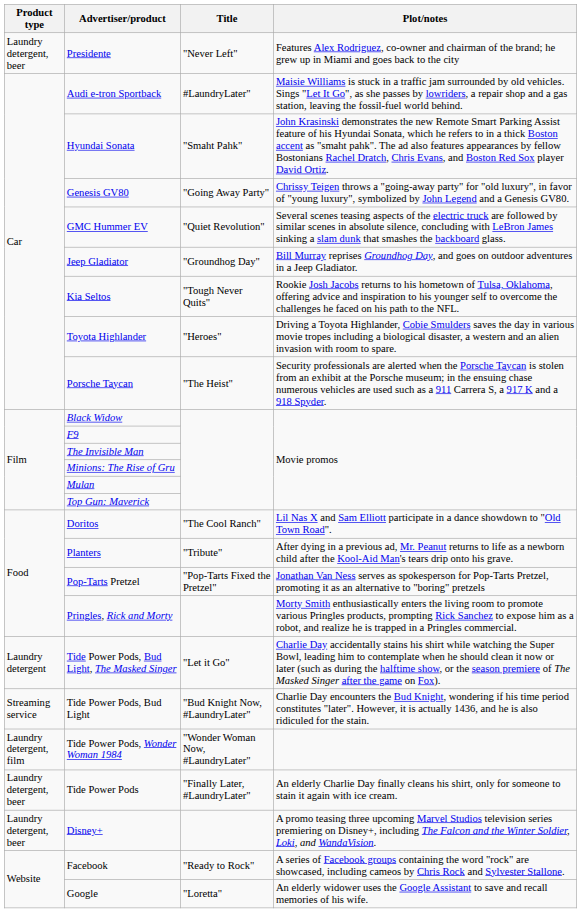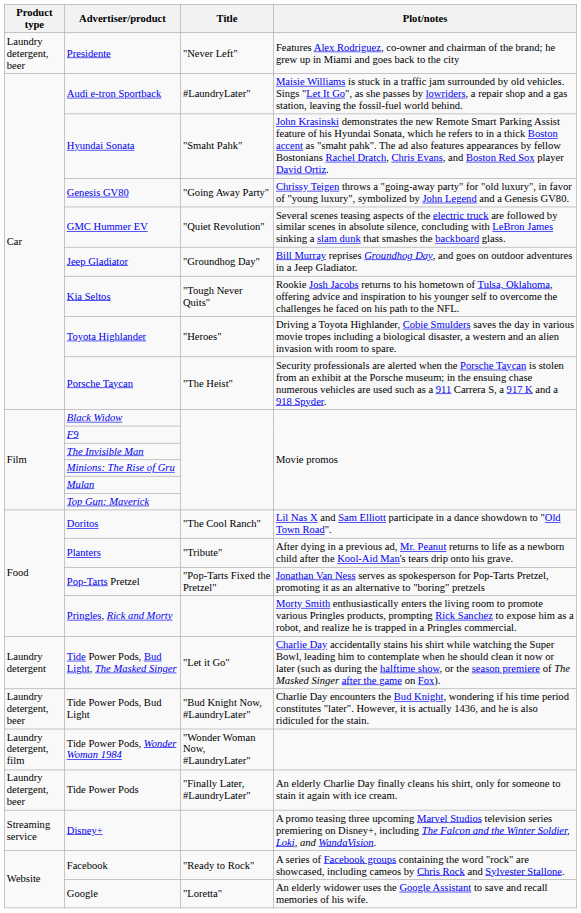(28, 709) Streaming service -> (28, 709) Laundry detergent, beer
(28, 830) Laundry detergent, beer -> (28, 830) Streaming service
